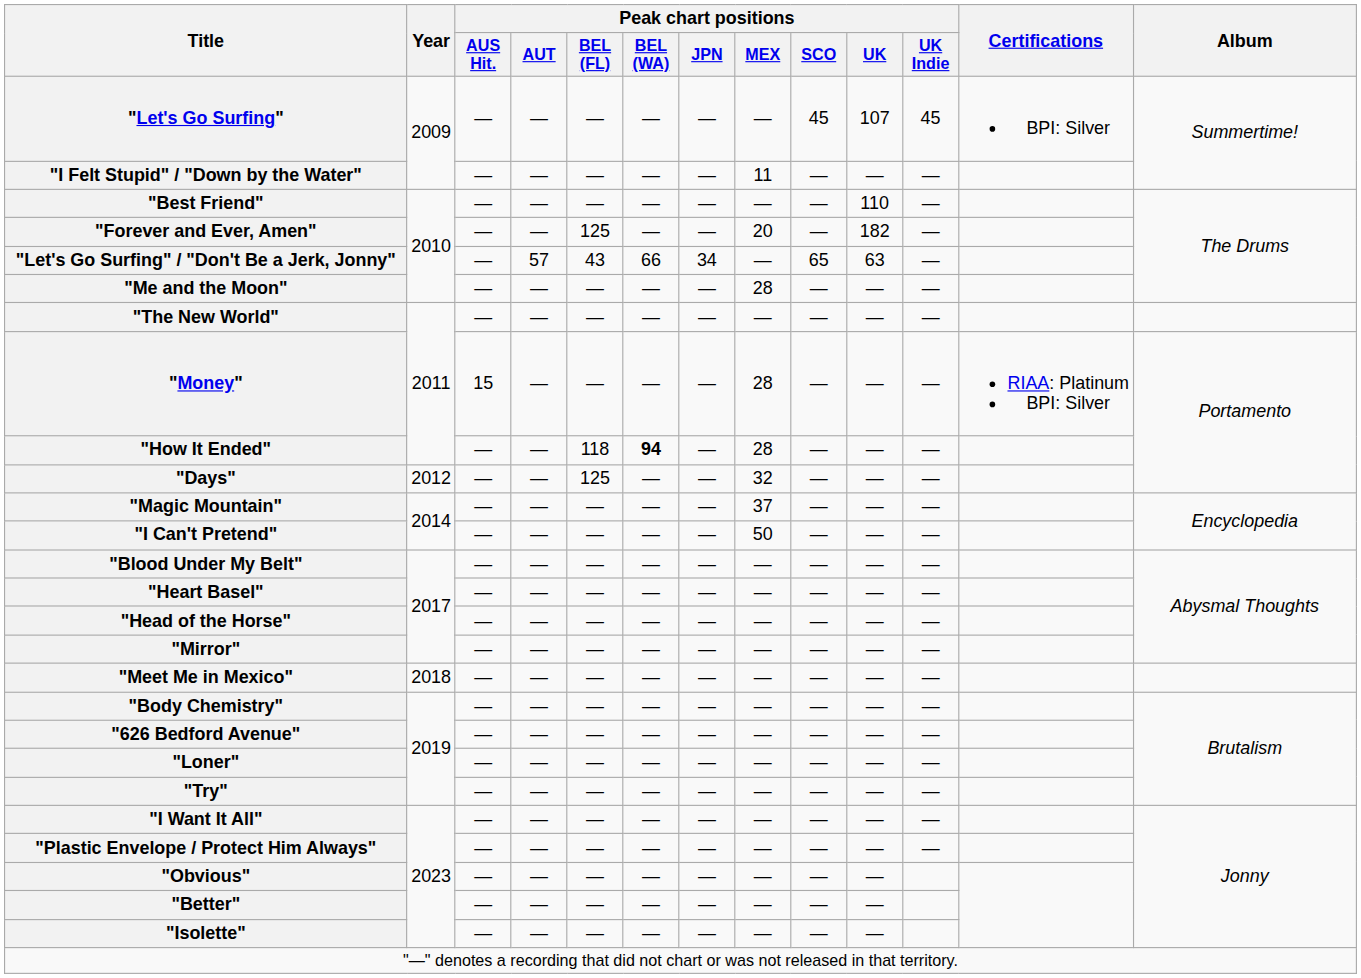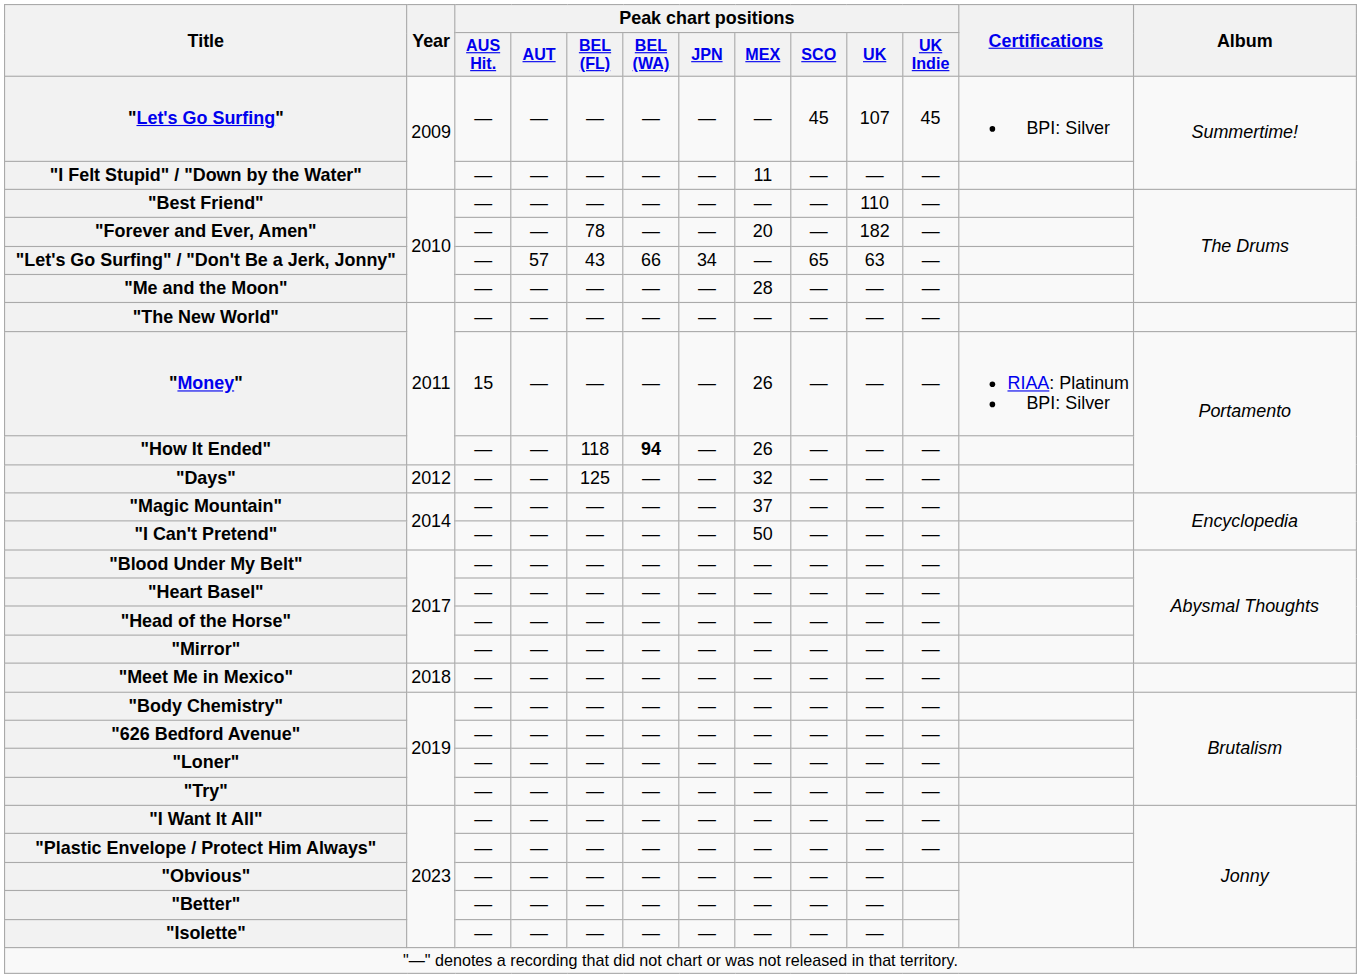(595, 231) 125 -> (595, 231) 78
(763, 383) 28 -> (763, 383) 26
(763, 450) 28 -> (763, 450) 26
